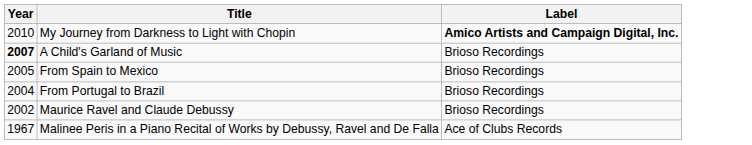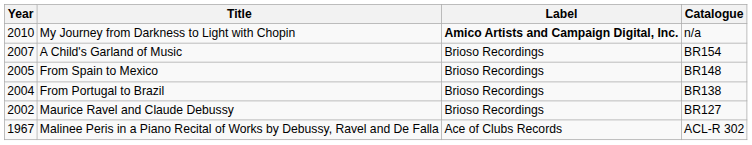+ column: (714, 14)
(21, 52) bold -> (21, 52) normal
